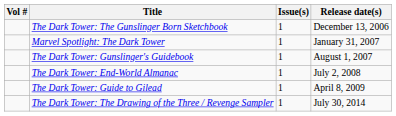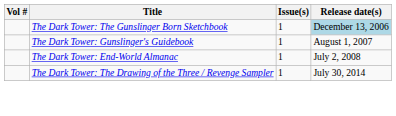(351, 27) no background -> (351, 27) lightblue background
- row: (98, 42)
- row: (97, 88)
